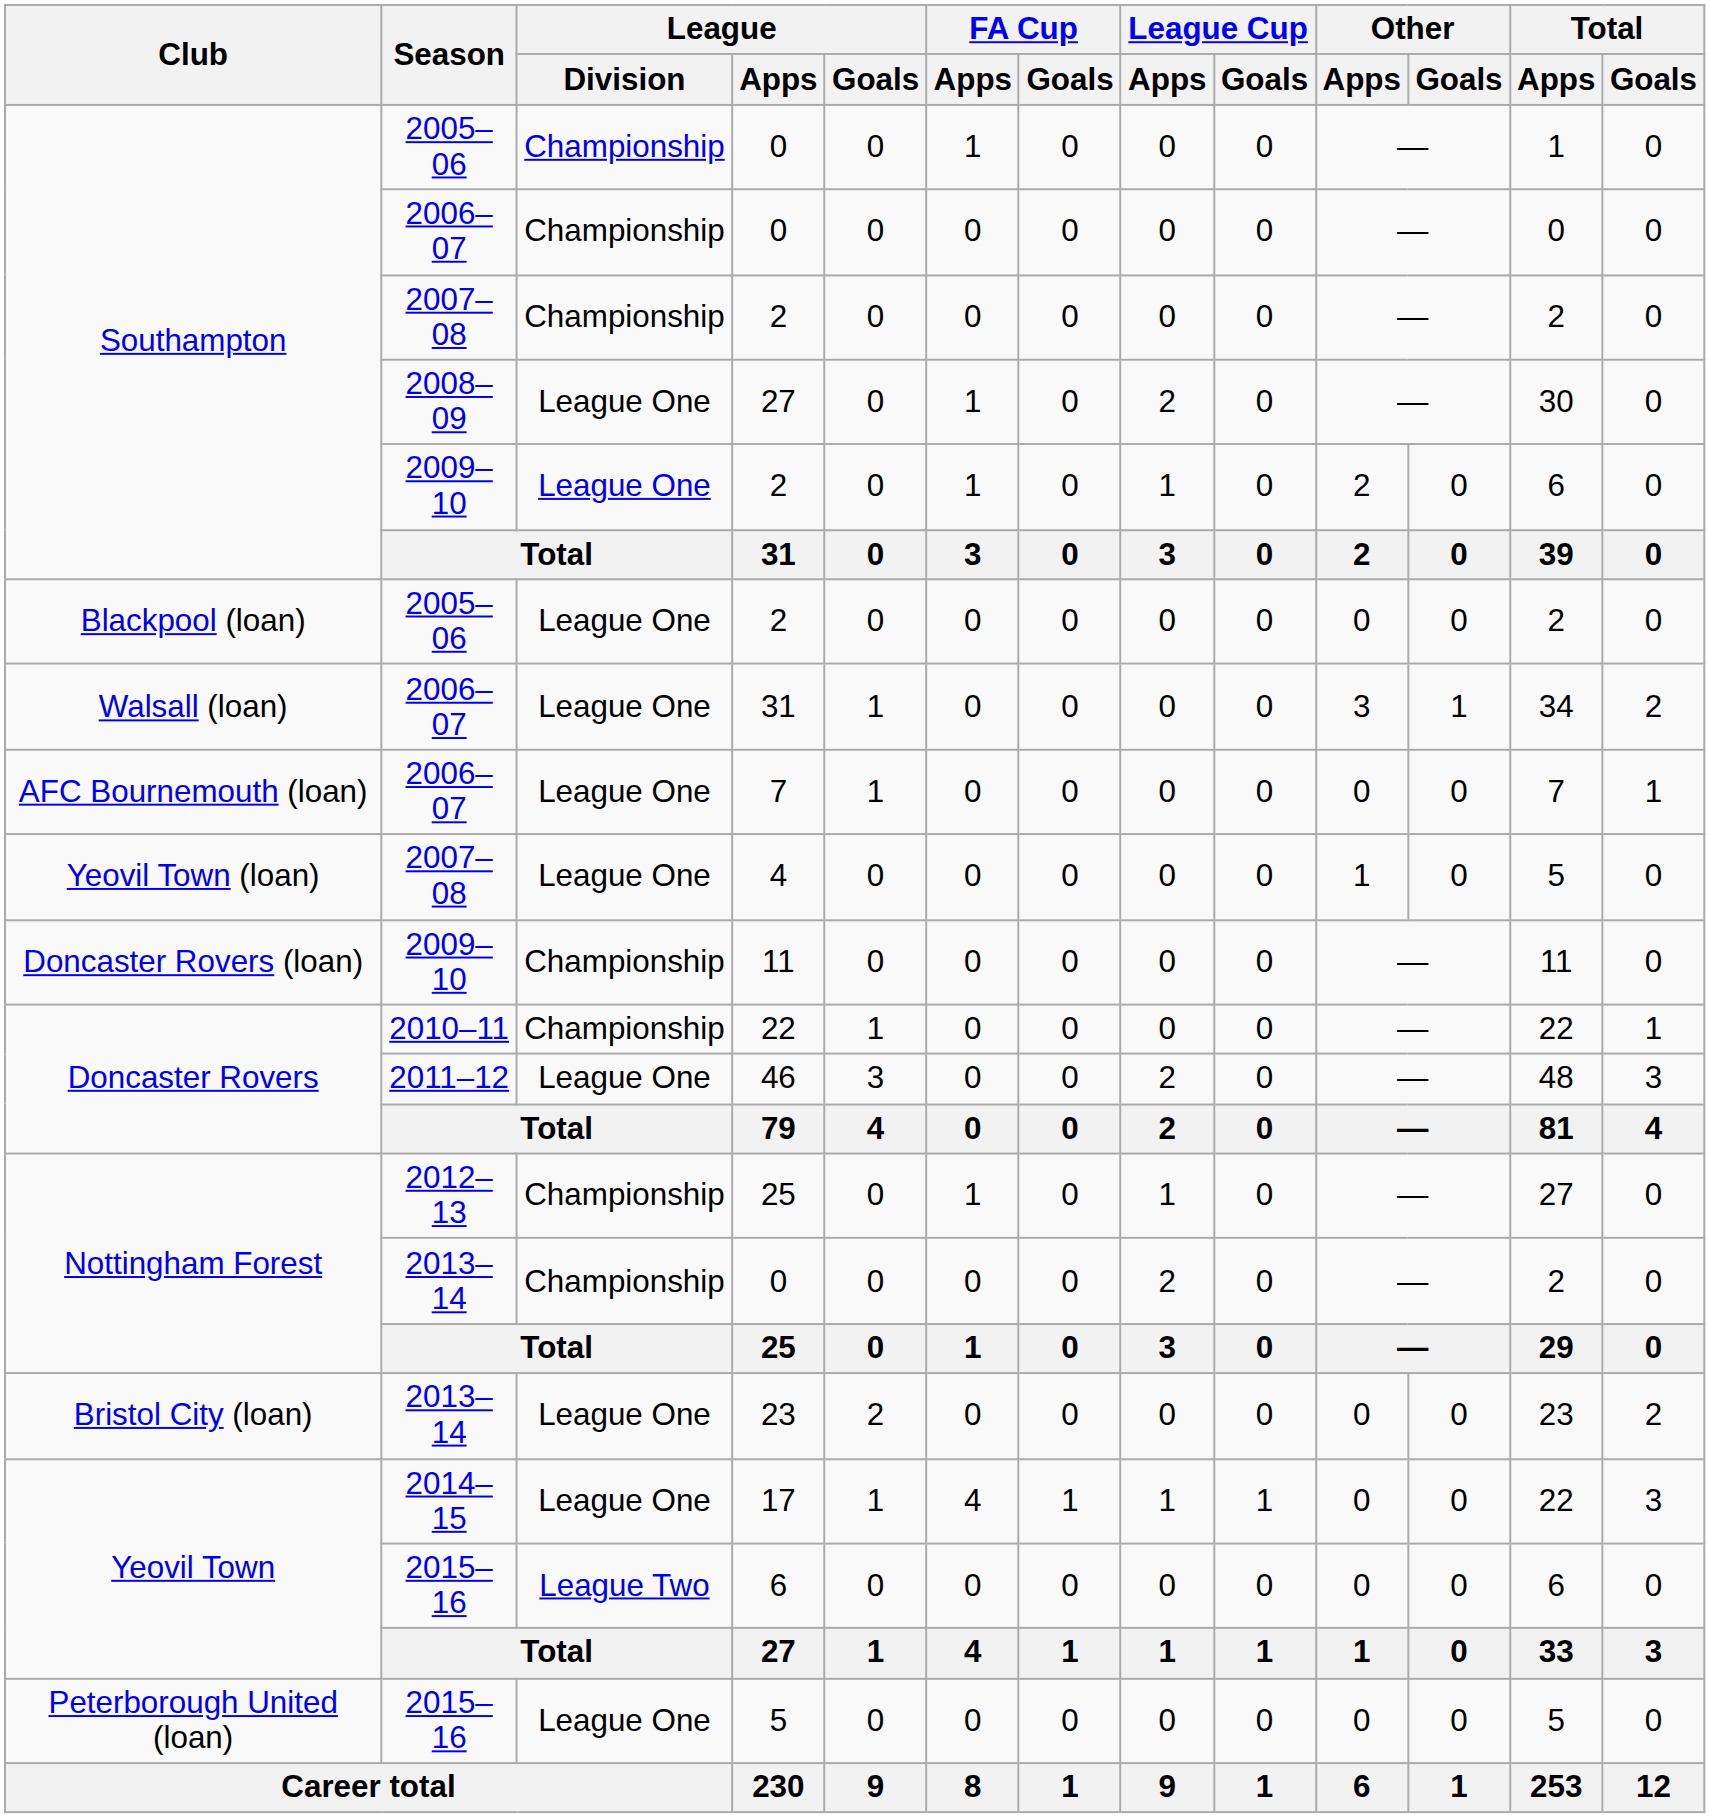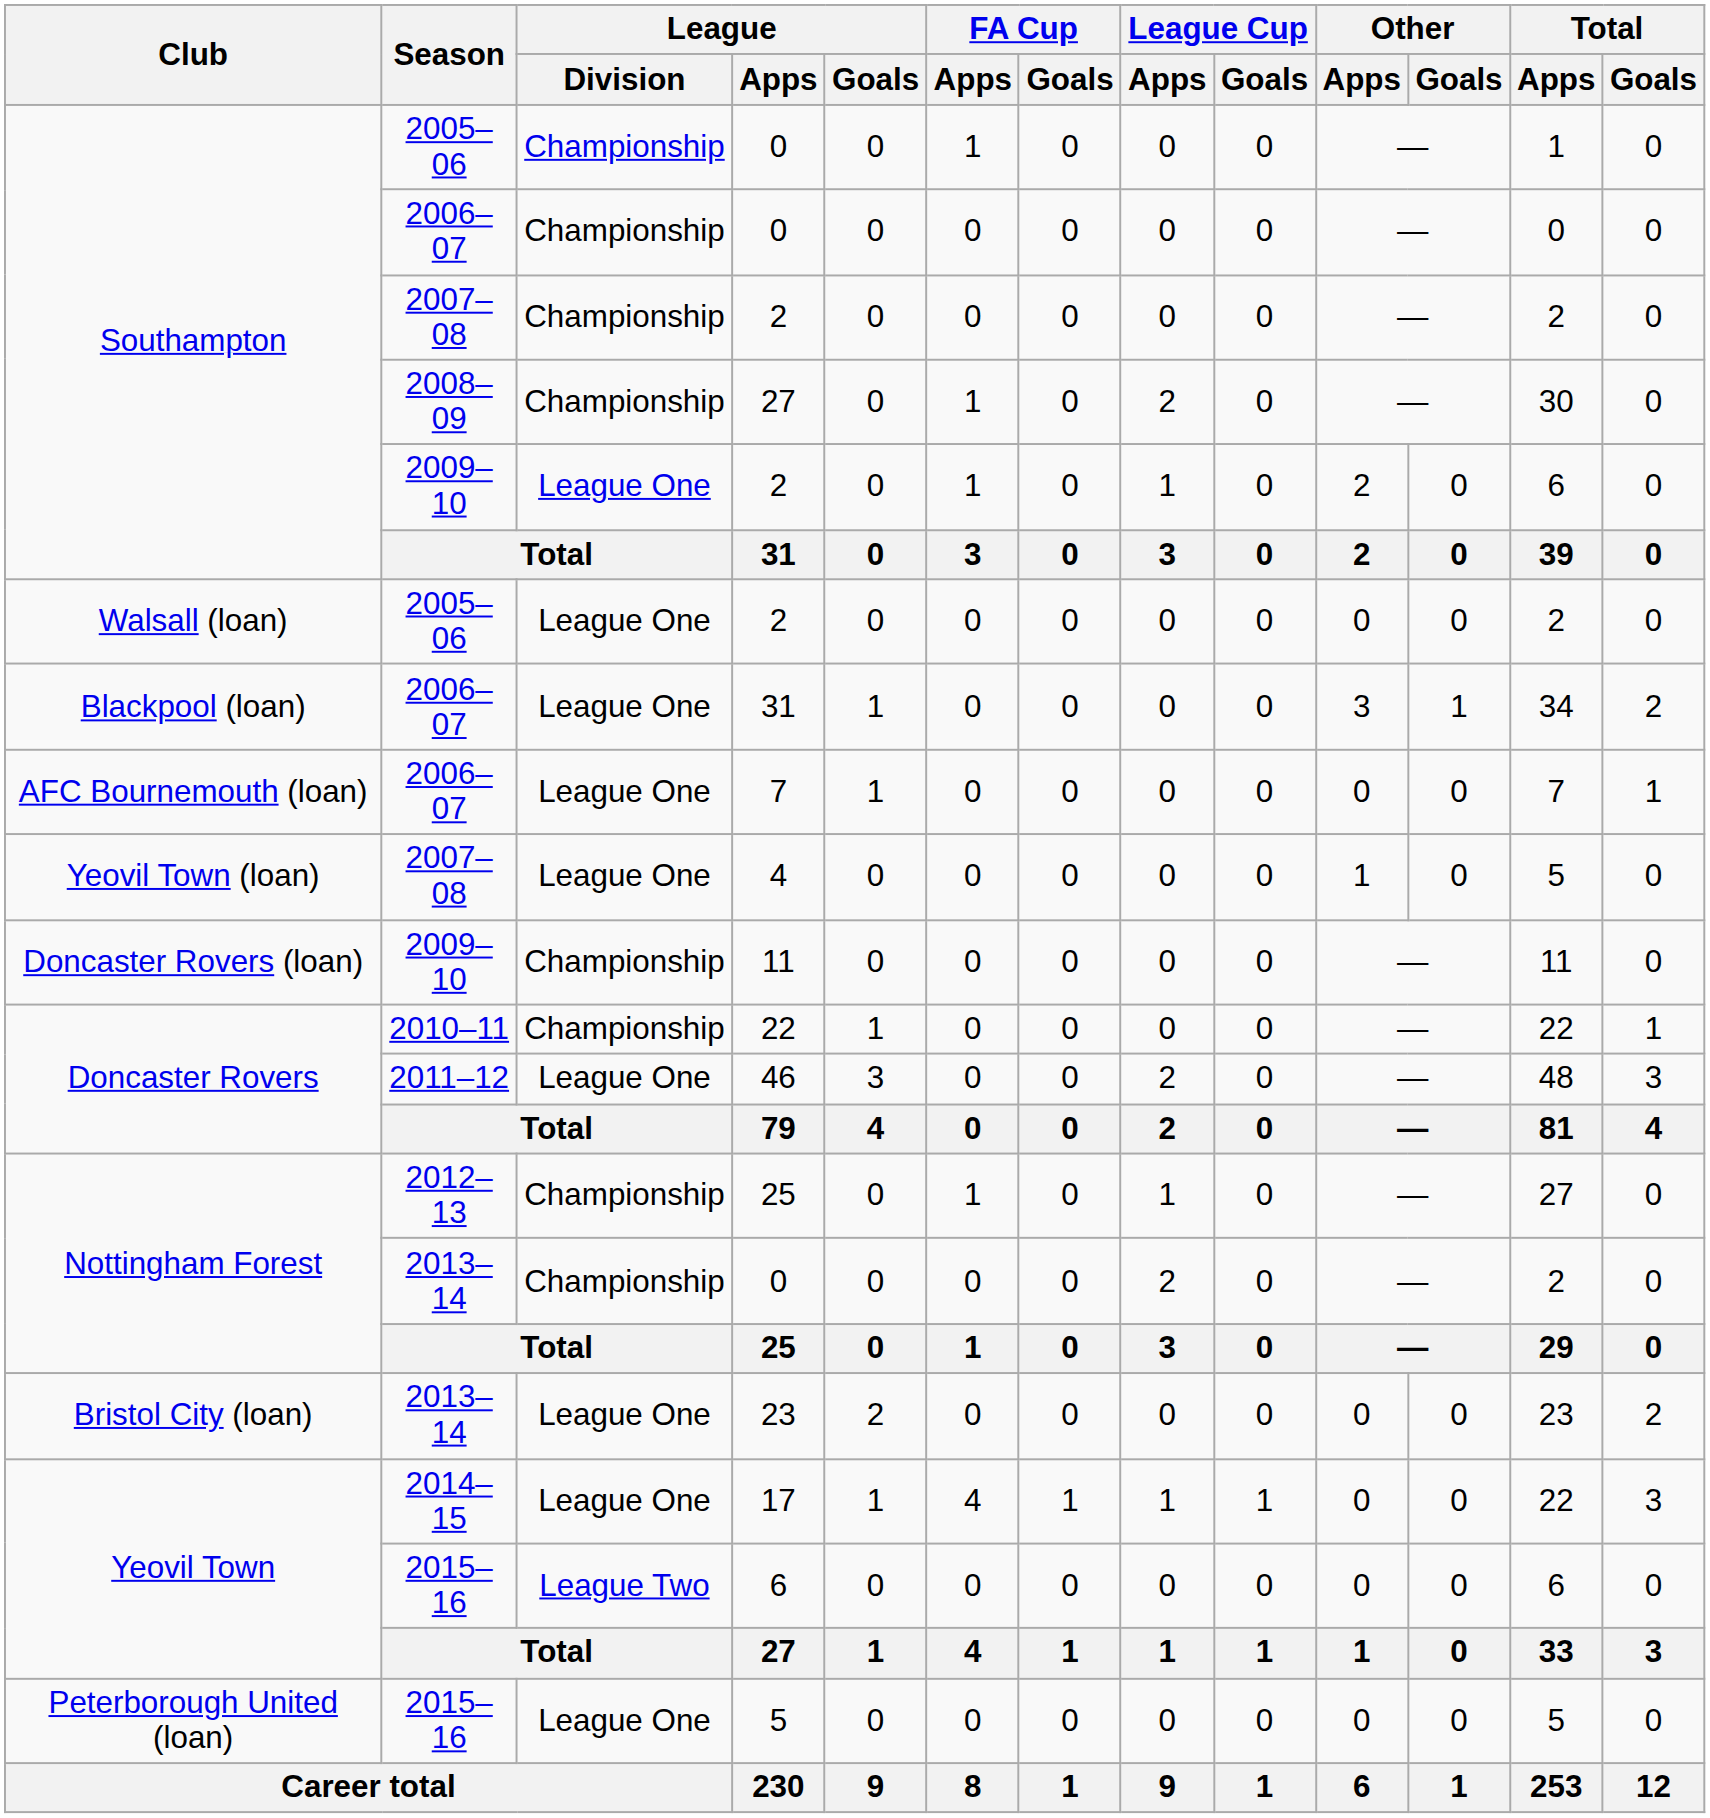(624, 401) League One -> (624, 401) Championship
(193, 621) Blackpool (loan) -> (193, 621) Walsall (loan)
(193, 706) Walsall (loan) -> (193, 706) Blackpool (loan)
